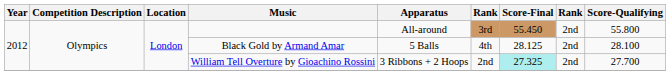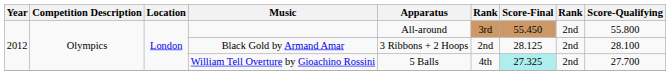(424, 45) 5 Balls -> (424, 45) 3 Ribbons + 2 Hoops
(485, 45) 4th -> (485, 45) 2nd
(424, 62) 3 Ribbons + 2 Hoops -> (424, 62) 5 Balls
(485, 62) 2nd -> (485, 62) 4th
